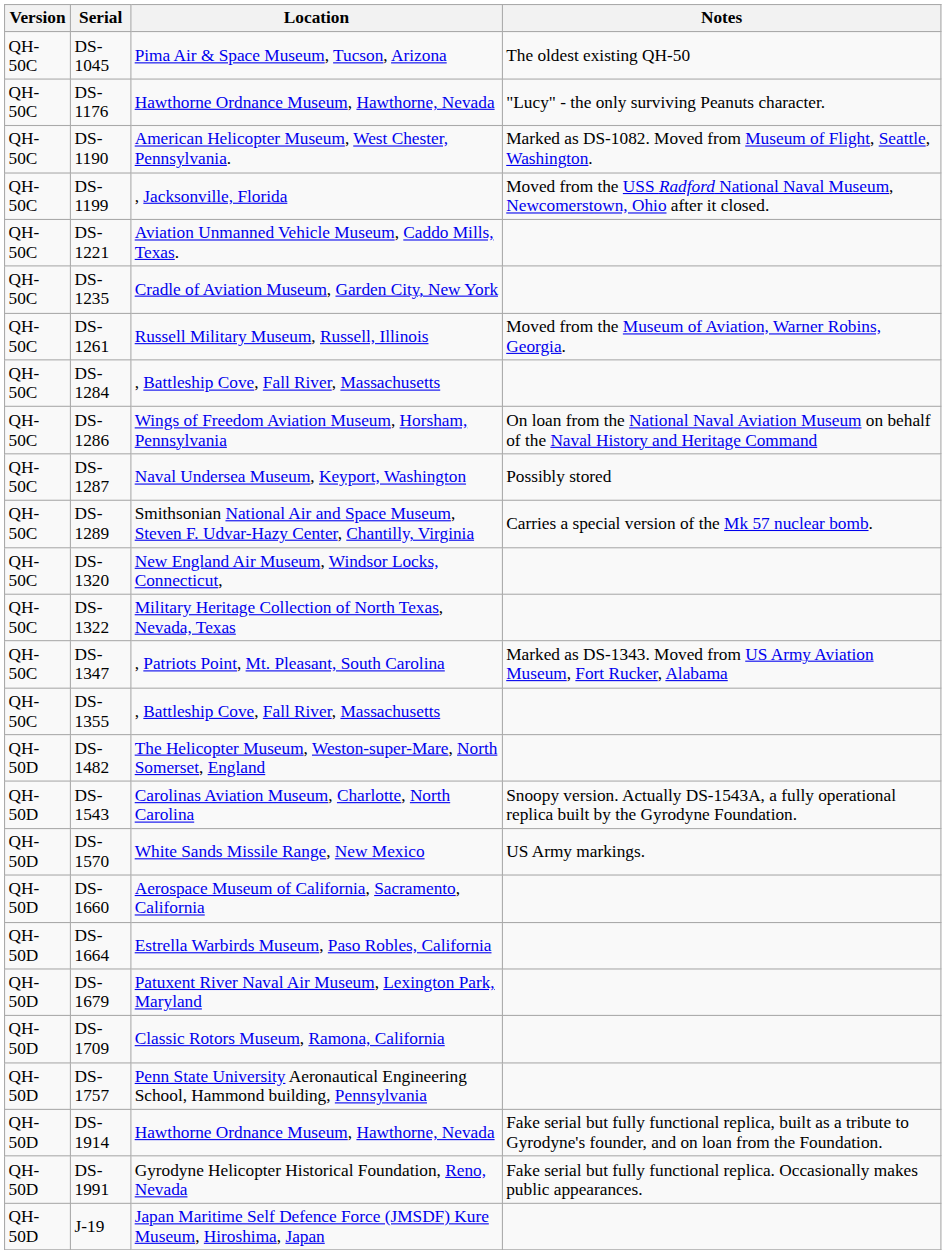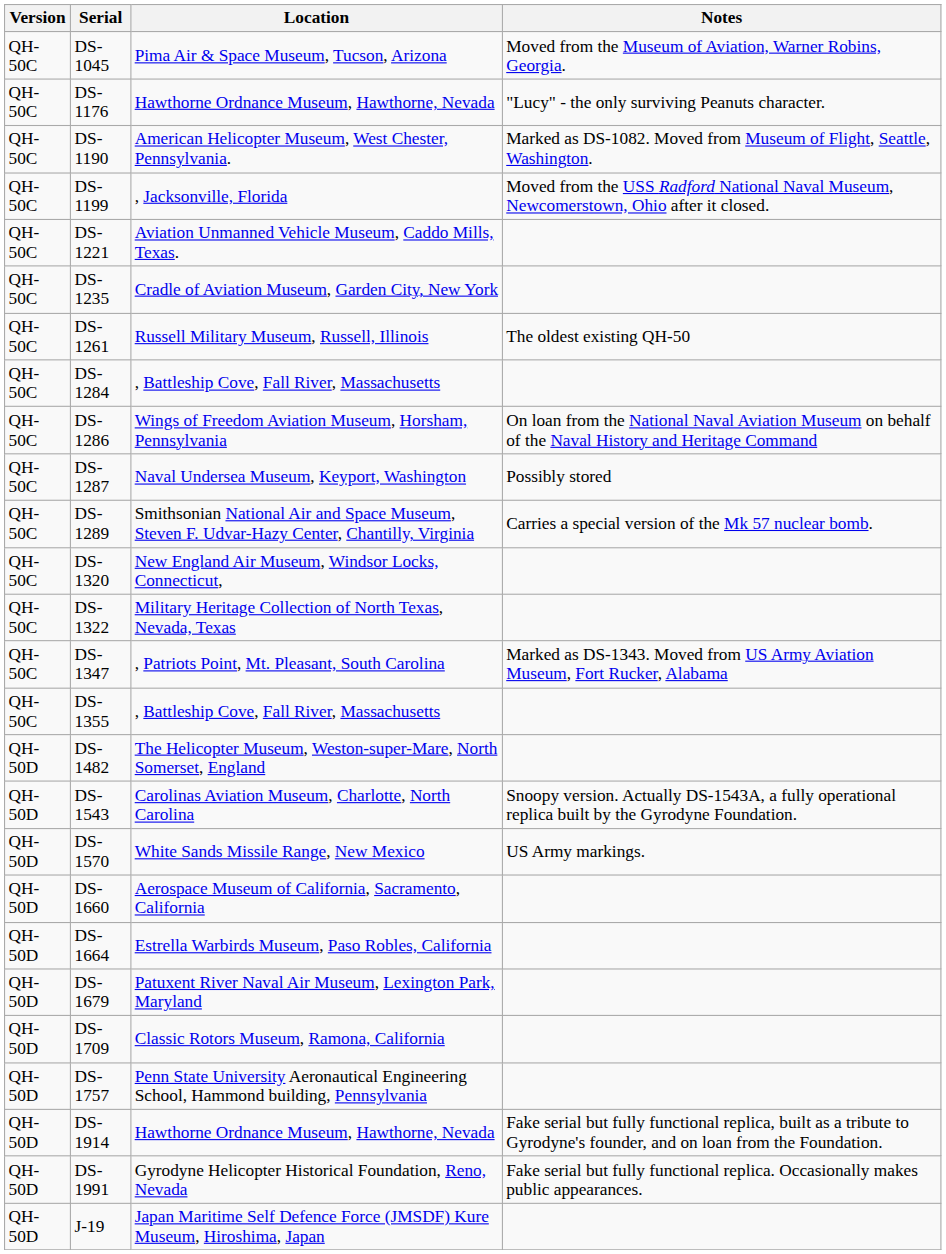(598, 55) The oldest existing QH-50 -> (694, 55) Moved from the Museum of Aviation, Warner Robins, Georgia.
(694, 336) Moved from the Museum of Aviation, Warner Robins, Georgia. -> (598, 336) The oldest existing QH-50
